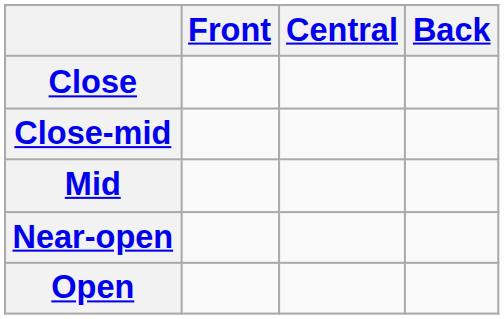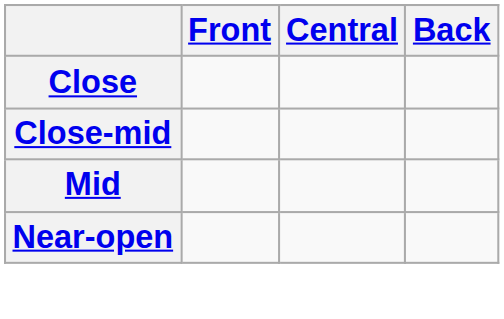- row: (93, 287)
